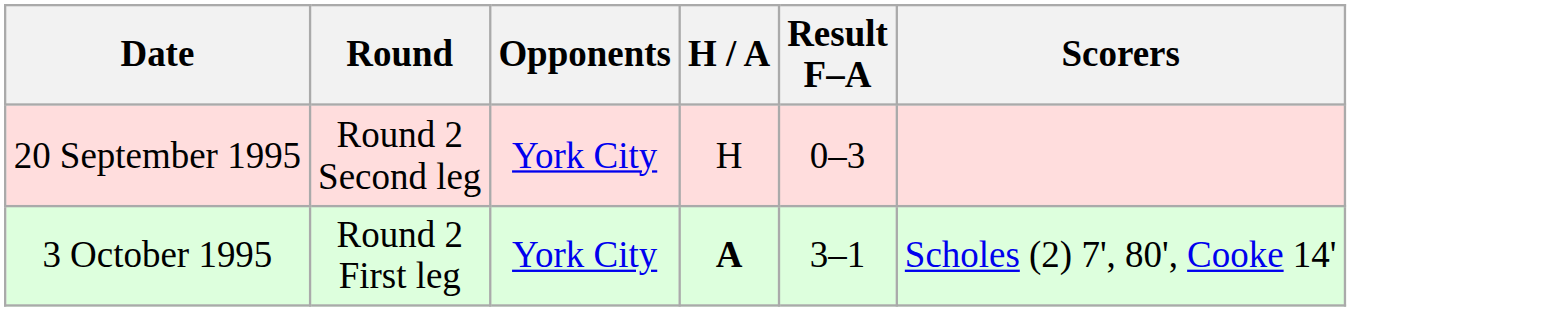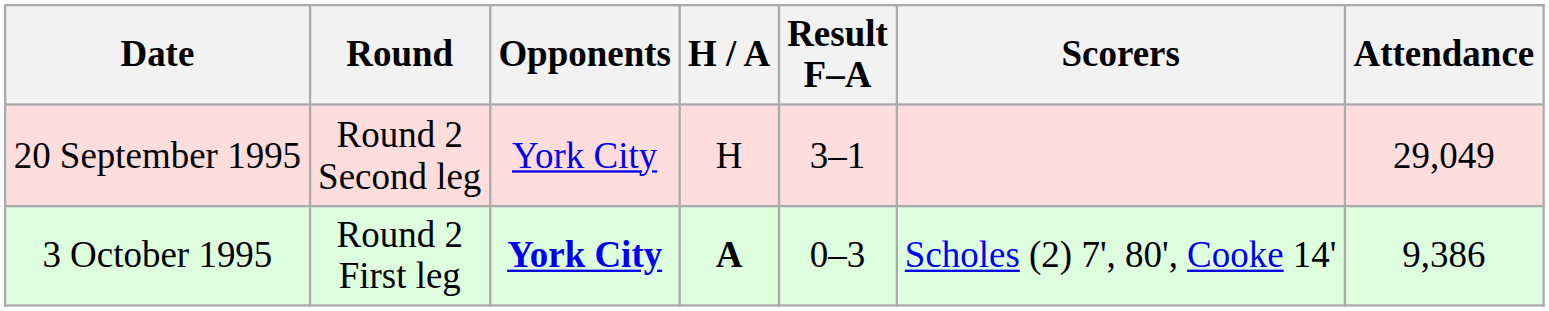+ column: (1444, 54)
(837, 154) 0–3 -> (837, 154) 3–1
(585, 254) normal -> (585, 254) bold
(837, 254) 3–1 -> (837, 254) 0–3
